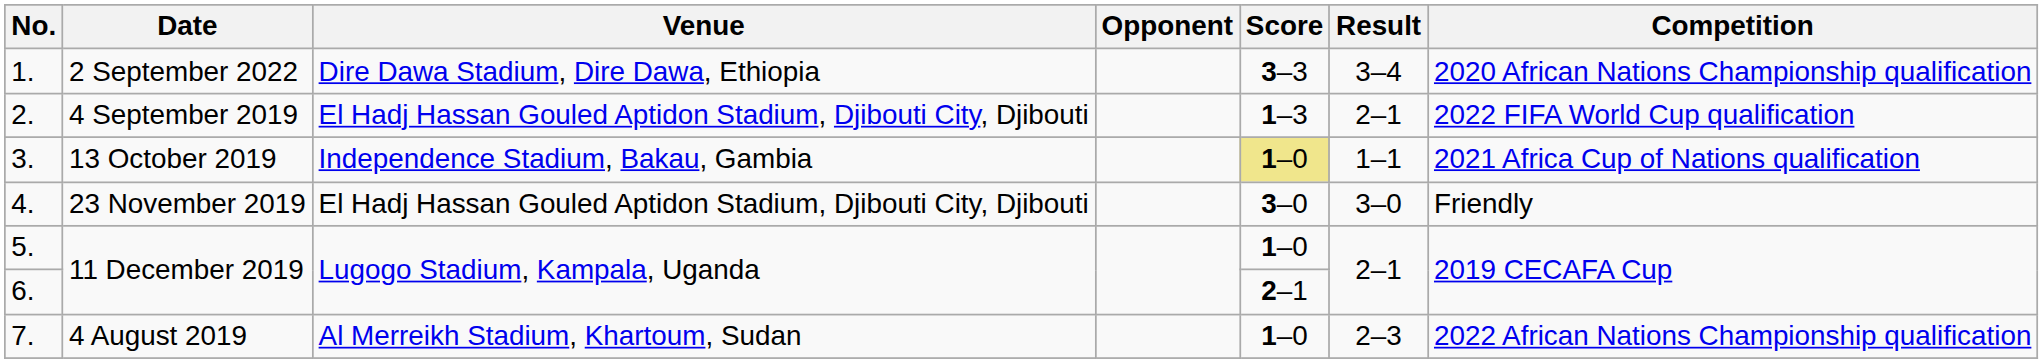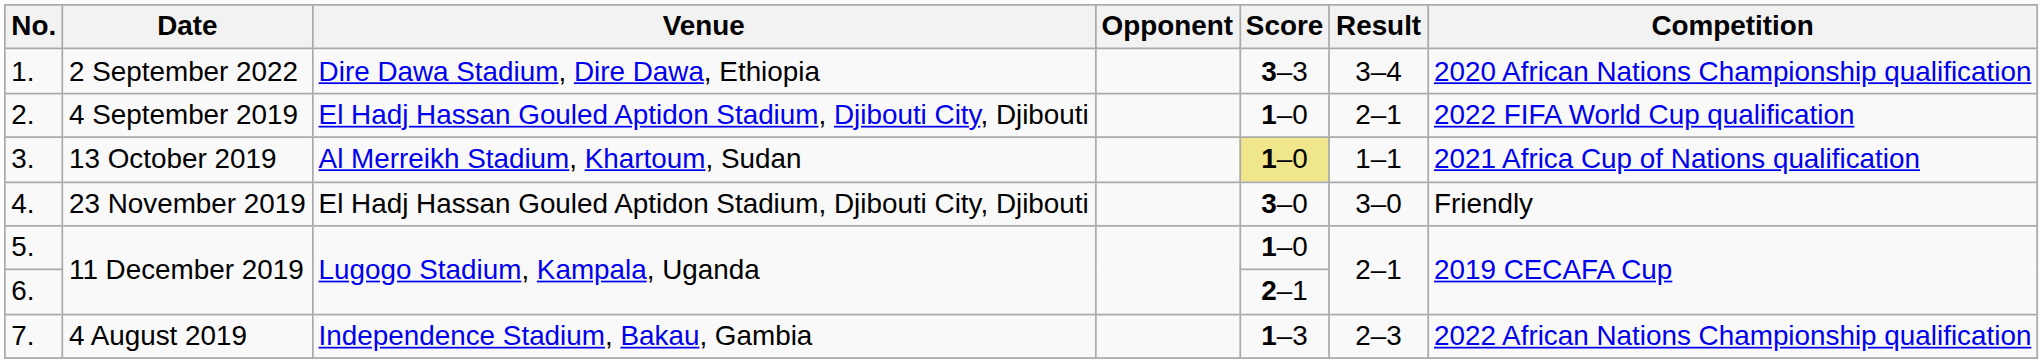(1285, 114) 1–3 -> (1285, 114) 1–0
(565, 159) Independence Stadium, Bakau, Gambia -> (560, 159) Al Merreikh Stadium, Khartoum, Sudan
(560, 335) Al Merreikh Stadium, Khartoum, Sudan -> (565, 335) Independence Stadium, Bakau, Gambia
(1285, 335) 1–0 -> (1285, 335) 1–3
